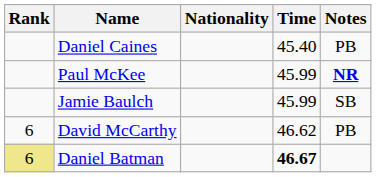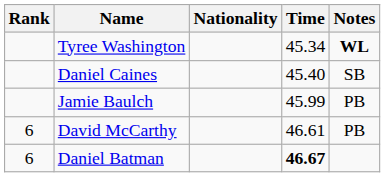+ row: (122, 46)
(346, 46) PB -> (354, 74) SB
- row: (102, 74)
(346, 102) SB -> (354, 102) PB
(297, 130) 46.62 -> (305, 130) 46.61
(29, 158) khaki background -> (29, 158) no background
